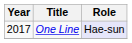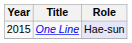(19, 30) 2017 -> (19, 30) 2015
